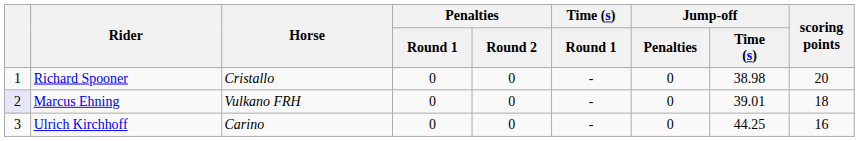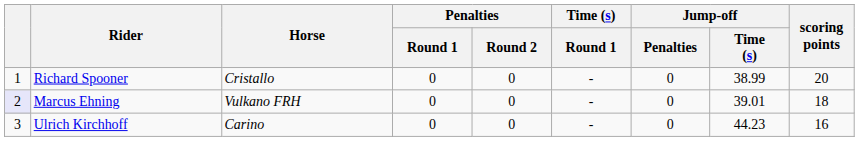(750, 78) 38.98 -> (750, 78) 38.99
(750, 125) 44.25 -> (750, 125) 44.23
